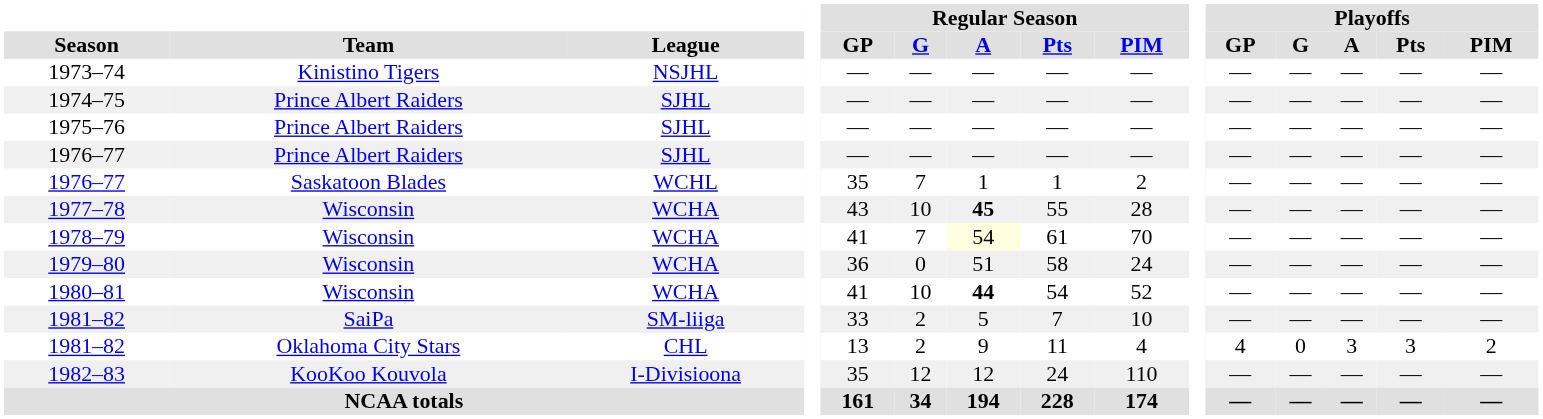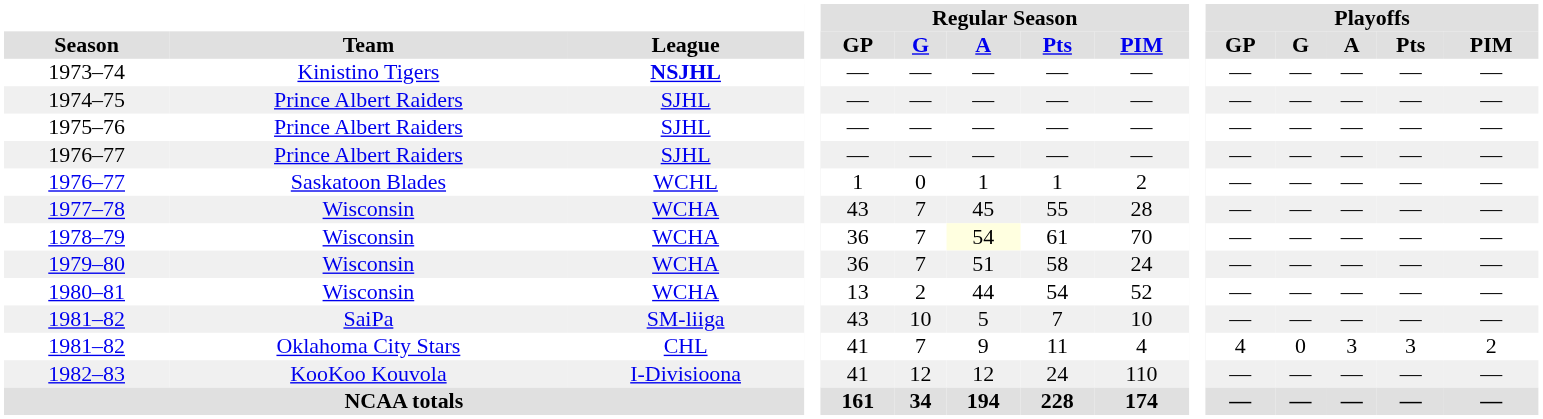(686, 72) normal -> (686, 72) bold
(858, 181) 35 -> (858, 181) 1
(921, 181) 7 -> (921, 181) 0
(921, 209) 10 -> (921, 209) 7
(983, 209) bold -> (983, 209) normal
(858, 236) 41 -> (858, 236) 36
(921, 264) 0 -> (921, 264) 7
(858, 291) 41 -> (858, 291) 13
(921, 291) 10 -> (921, 291) 2
(983, 291) bold -> (983, 291) normal
(858, 318) 33 -> (858, 318) 43
(921, 318) 2 -> (921, 318) 10
(858, 346) 13 -> (858, 346) 41
(921, 346) 2 -> (921, 346) 7
(858, 373) 35 -> (858, 373) 41
